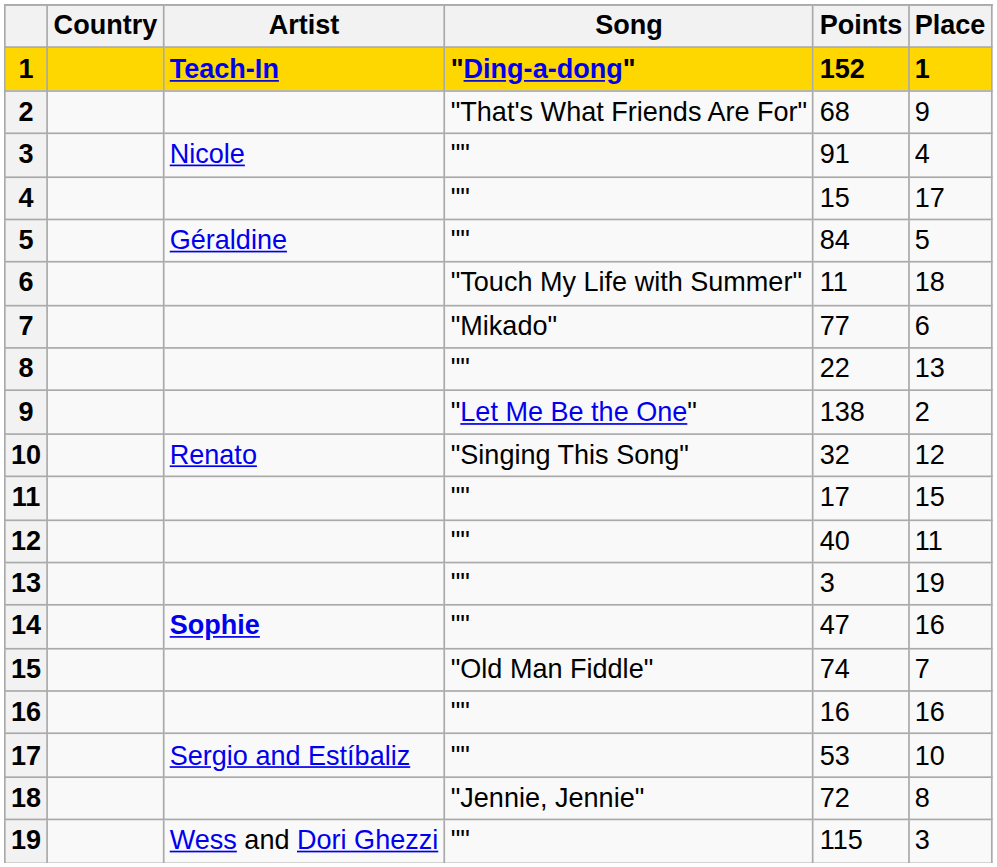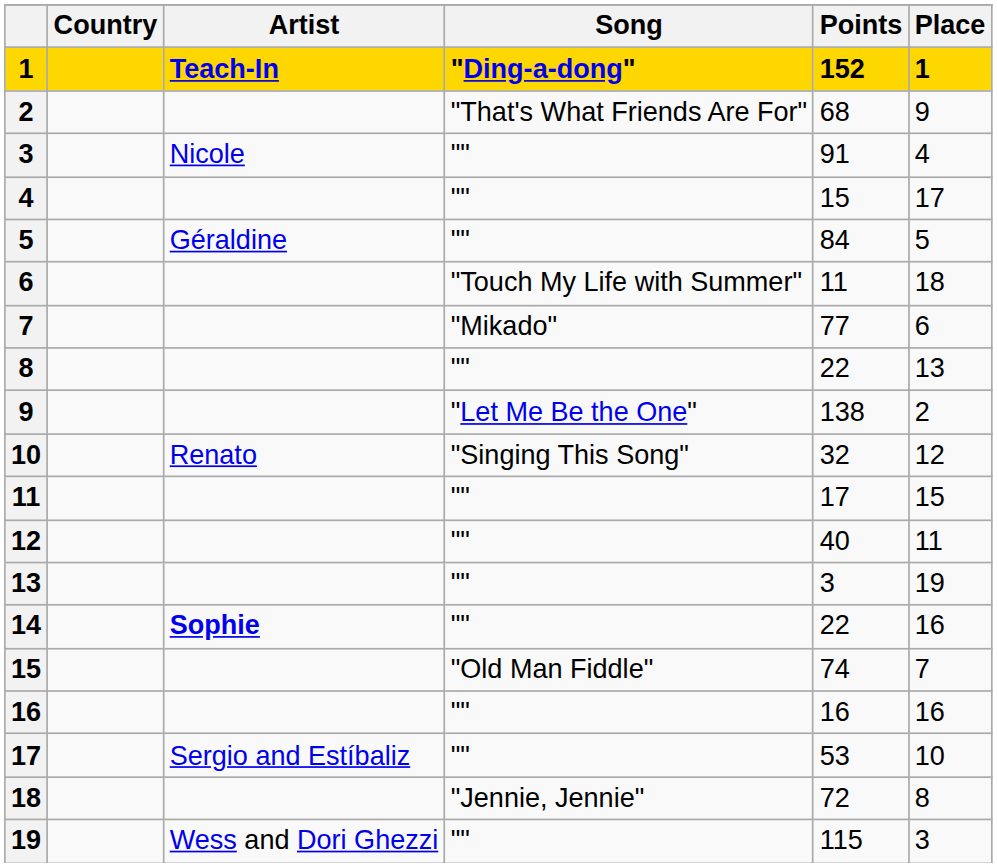(835, 626) 47 -> (835, 626) 22
